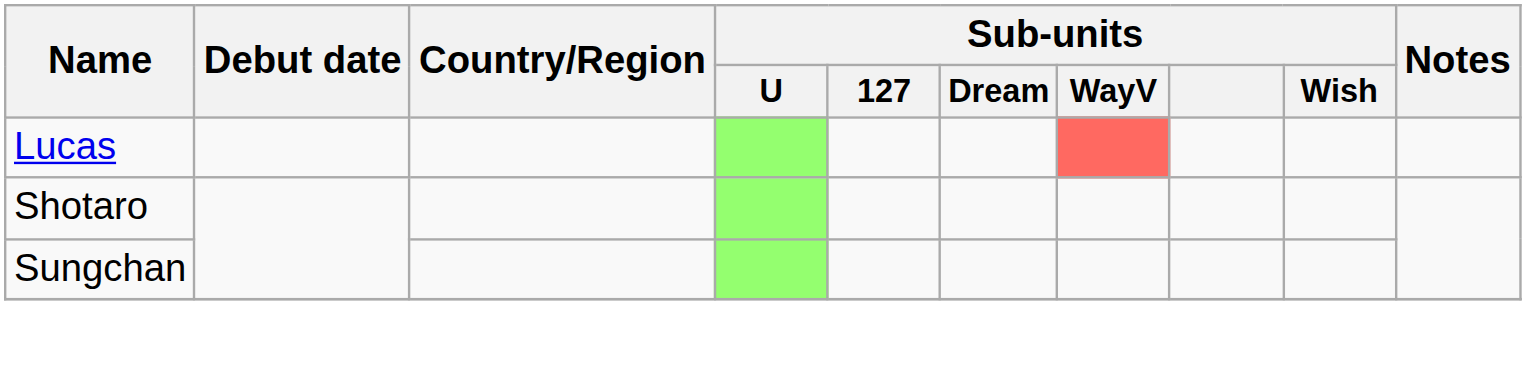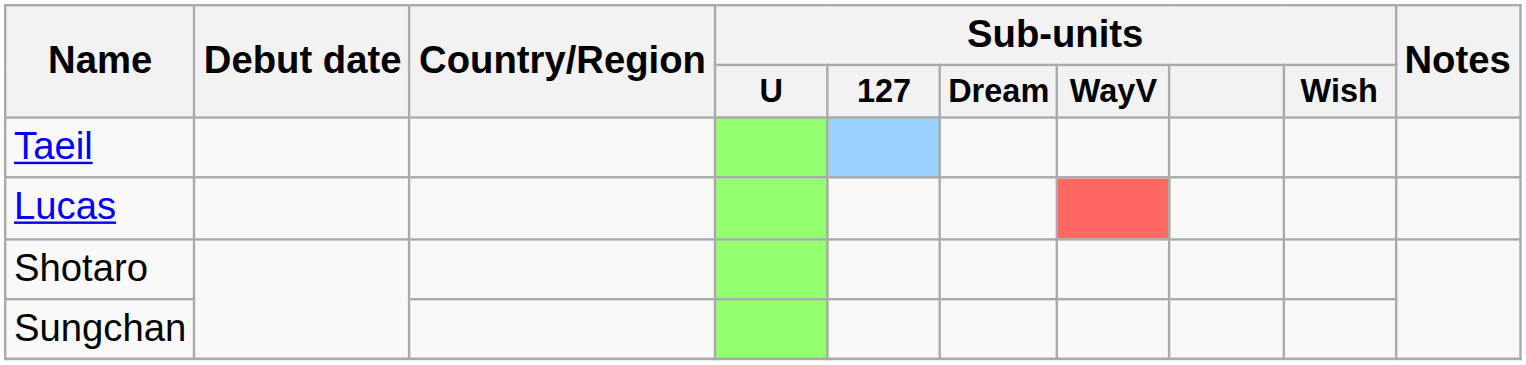+ row: (53, 146)
